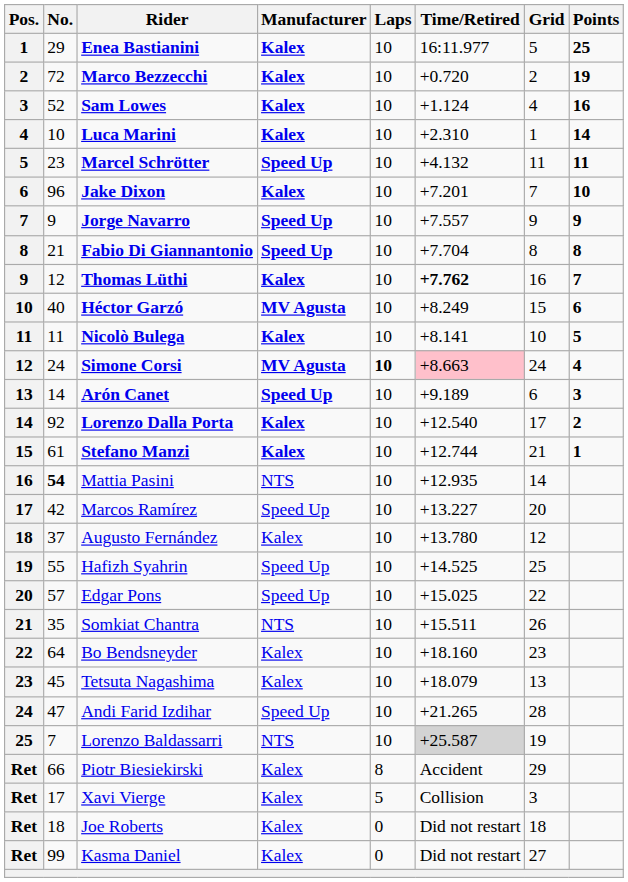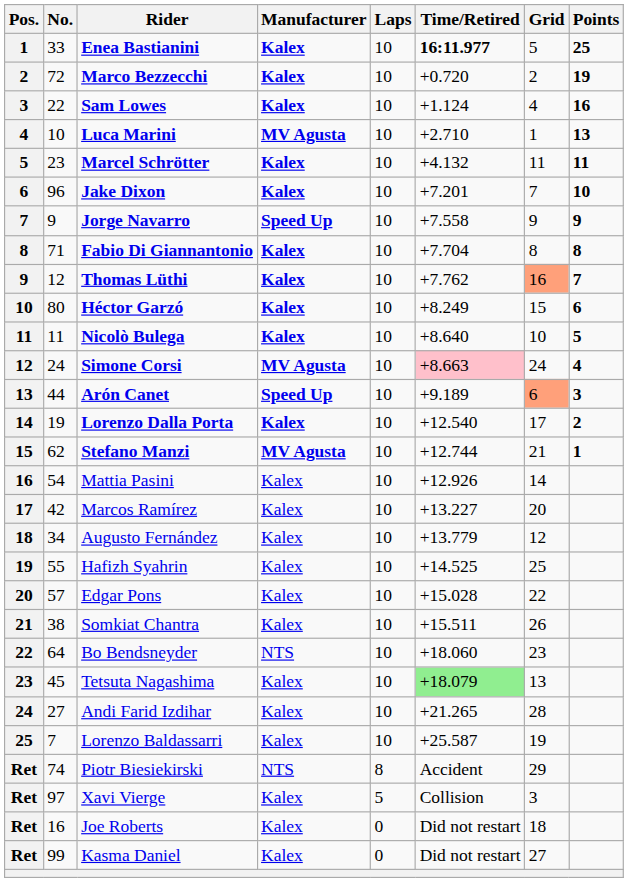(56, 47) 29 -> (56, 47) 33
(455, 47) normal -> (455, 47) bold
(56, 105) 52 -> (56, 105) 22
(283, 134) Kalex -> (303, 134) MV Agusta
(444, 134) +2.310 -> (444, 134) +2.710
(581, 134) 14 -> (581, 134) 13
(297, 163) Speed Up -> (283, 163) Kalex
(444, 220) +7.557 -> (444, 220) +7.558
(56, 249) 21 -> (56, 249) 71
(297, 249) Speed Up -> (283, 249) Kalex
(444, 278) bold -> (444, 278) normal
(537, 278) no background -> (537, 278) lightsalmon background
(56, 307) 40 -> (56, 307) 80
(303, 307) MV Agusta -> (283, 307) Kalex
(444, 336) +8.141 -> (444, 336) +8.640
(383, 364) bold -> (383, 364) normal
(56, 393) 14 -> (56, 393) 44
(533, 393) no background -> (533, 393) lightsalmon background
(56, 422) 92 -> (56, 422) 19
(56, 451) 61 -> (56, 451) 62
(283, 451) Kalex -> (303, 451) MV Agusta
(56, 480) bold -> (56, 480) normal
(278, 480) NTS -> (282, 480) Kalex
(449, 480) +12.935 -> (449, 480) +12.926
(295, 509) Speed Up -> (282, 509) Kalex
(56, 537) 37 -> (56, 537) 34
(449, 537) +13.780 -> (449, 537) +13.779
(295, 566) Speed Up -> (282, 566) Kalex
(295, 595) Speed Up -> (282, 595) Kalex
(449, 595) +15.025 -> (449, 595) +15.028
(56, 624) 35 -> (56, 624) 38
(278, 624) NTS -> (282, 624) Kalex
(282, 653) Kalex -> (278, 653) NTS
(449, 653) +18.160 -> (449, 653) +18.060
(449, 682) no background -> (449, 682) lightgreen background
(56, 710) 47 -> (56, 710) 27
(295, 710) Speed Up -> (282, 710) Kalex
(278, 739) NTS -> (282, 739) Kalex
(449, 739) lightgrey background -> (449, 739) no background
(56, 768) 66 -> (56, 768) 74
(282, 768) Kalex -> (278, 768) NTS
(56, 797) 17 -> (56, 797) 97
(56, 826) 18 -> (56, 826) 16
